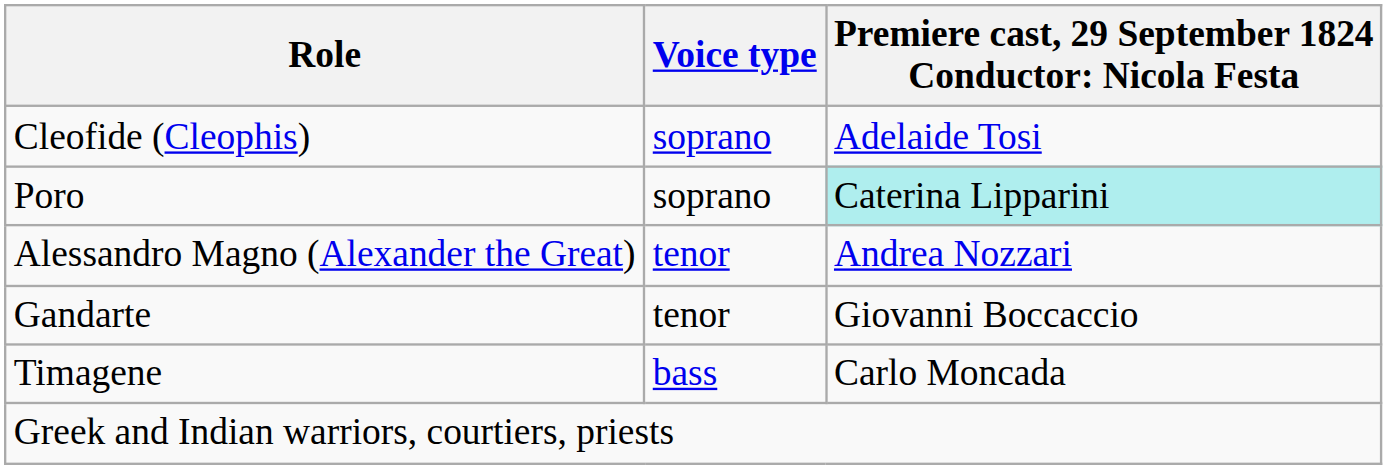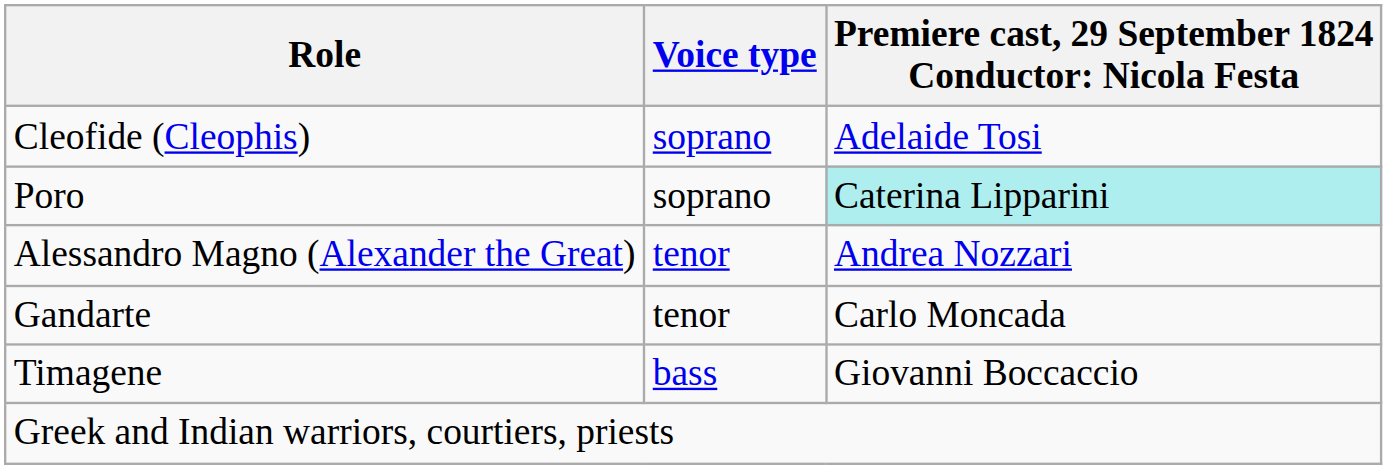(986, 313) Giovanni Boccaccio -> (950, 313) Carlo Moncada
(950, 373) Carlo Moncada -> (986, 373) Giovanni Boccaccio
